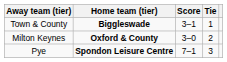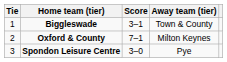columns swapped: (211, 11) <-> (39, 11)
(189, 37) 3–0 -> (136, 37) 7–1
(189, 50) 7–1 -> (136, 50) 3–0
